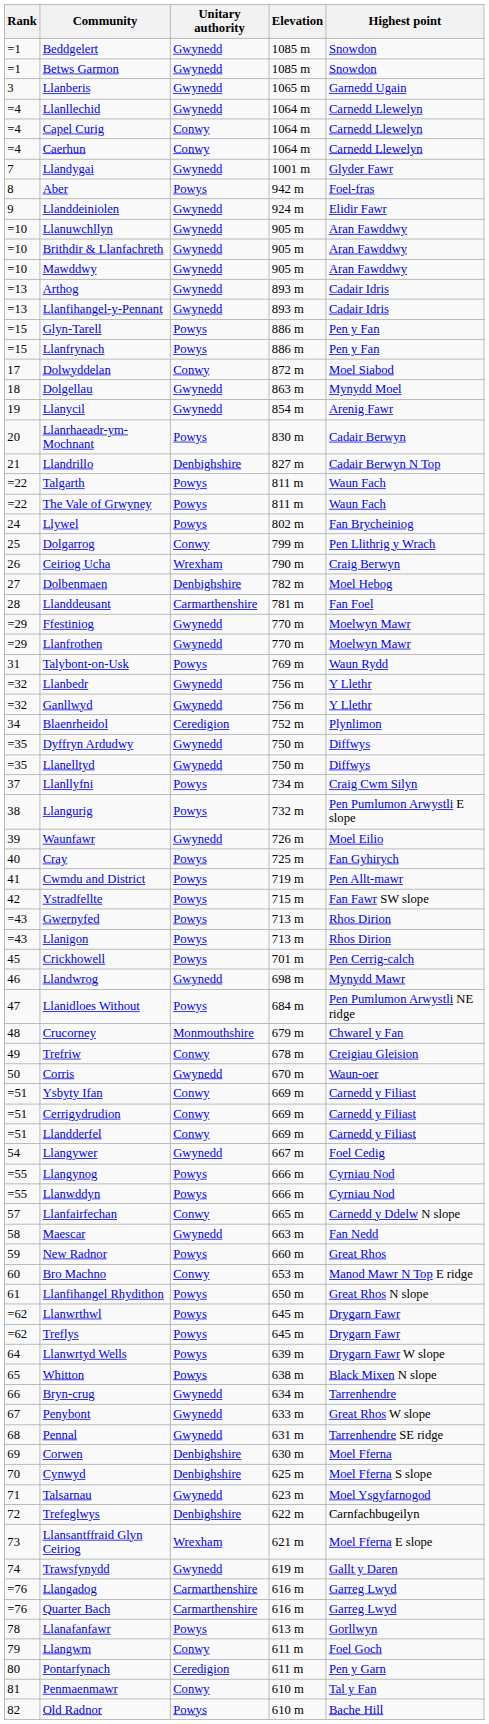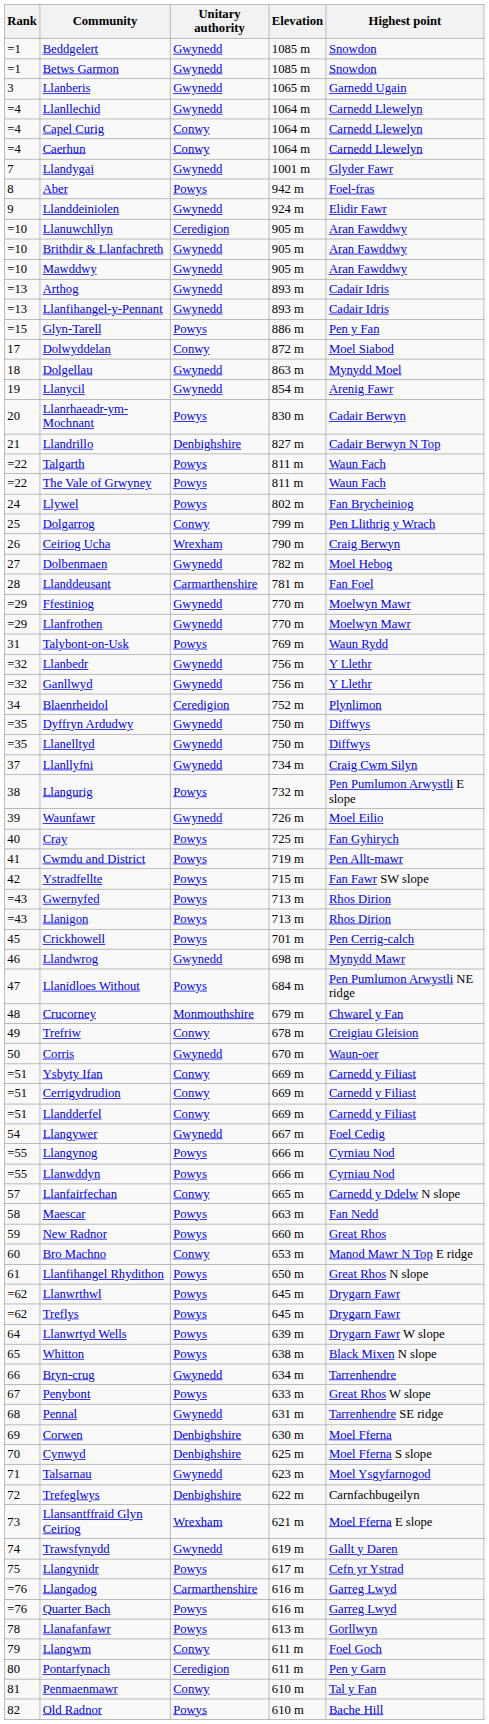(198, 229) Gwynedd -> (201, 229) Ceredigion
- row: (74, 349)
(207, 584) Denbighshire -> (198, 564) Gwynedd
(190, 784) Powys -> (198, 764) Gwynedd
(198, 1234) Gwynedd -> (190, 1214) Powys
(198, 1414) Gwynedd -> (190, 1394) Powys
+ row: (71, 1569)
(215, 1609) Carmarthenshire -> (190, 1609) Powys
